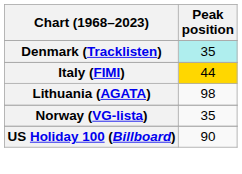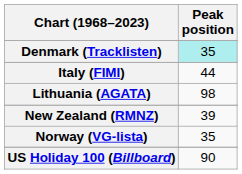(208, 72) gold background -> (208, 72) no background
+ row: (92, 115)
